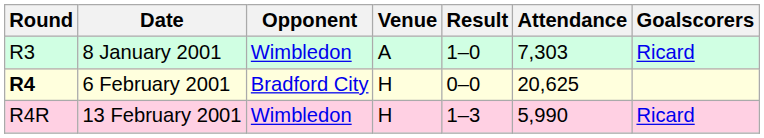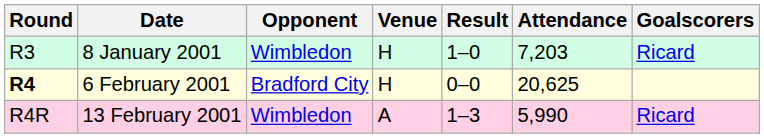(385, 52) A -> (385, 52) H
(543, 52) 7,303 -> (543, 52) 7,203
(385, 116) H -> (385, 116) A
